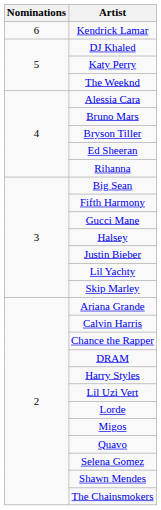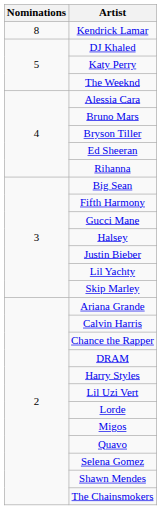(36, 30) 6 -> (36, 30) 8
